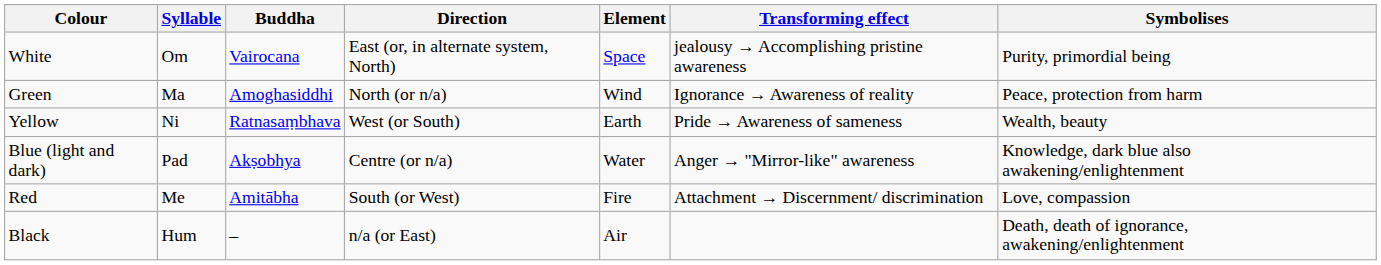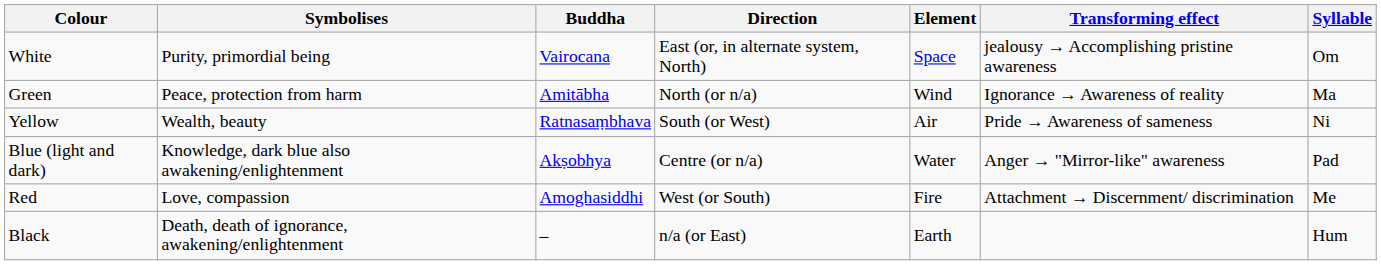columns swapped: (1187, 18) <-> (191, 18)
(281, 94) Amoghasiddhi -> (574, 94) Amitābha
(404, 121) West (or South) -> (714, 121) South (or West)
(622, 121) Earth -> (925, 121) Air
(264, 197) Amitābha -> (591, 197) Amoghasiddhi
(404, 197) South (or West) -> (715, 197) West (or South)
(615, 235) Air -> (933, 235) Earth
